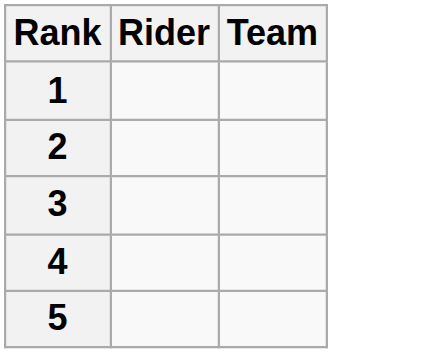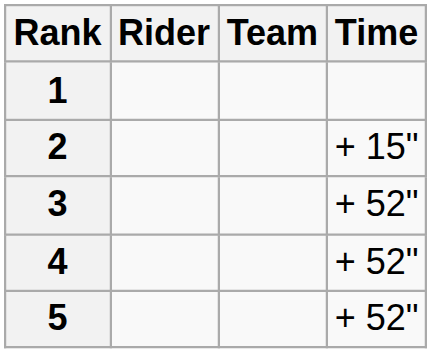+ column: (377, 33)
